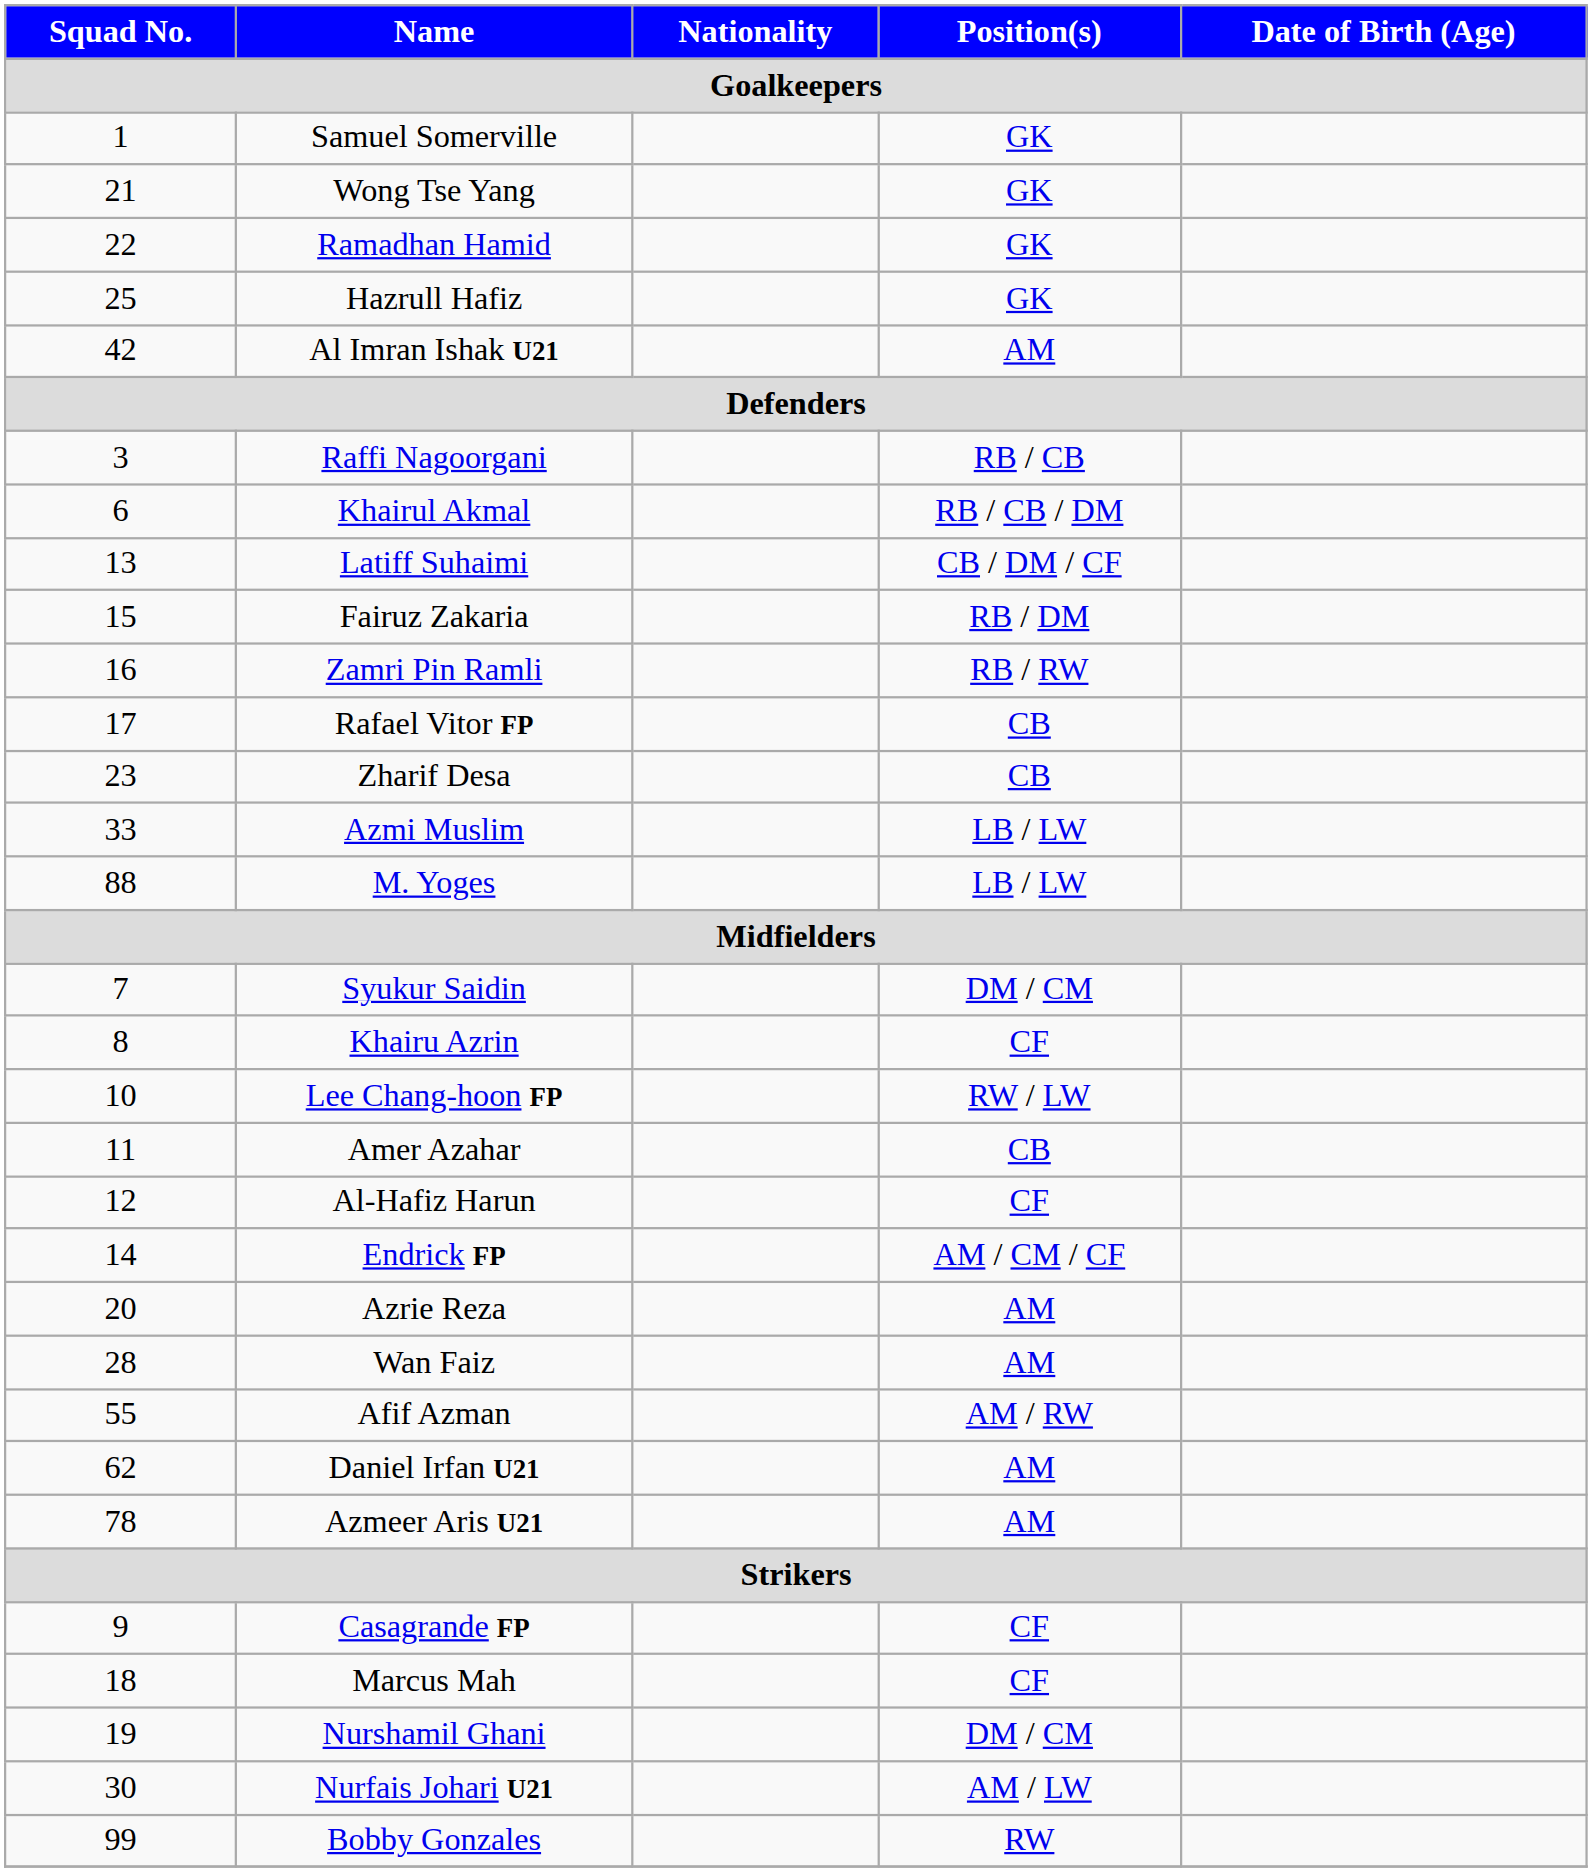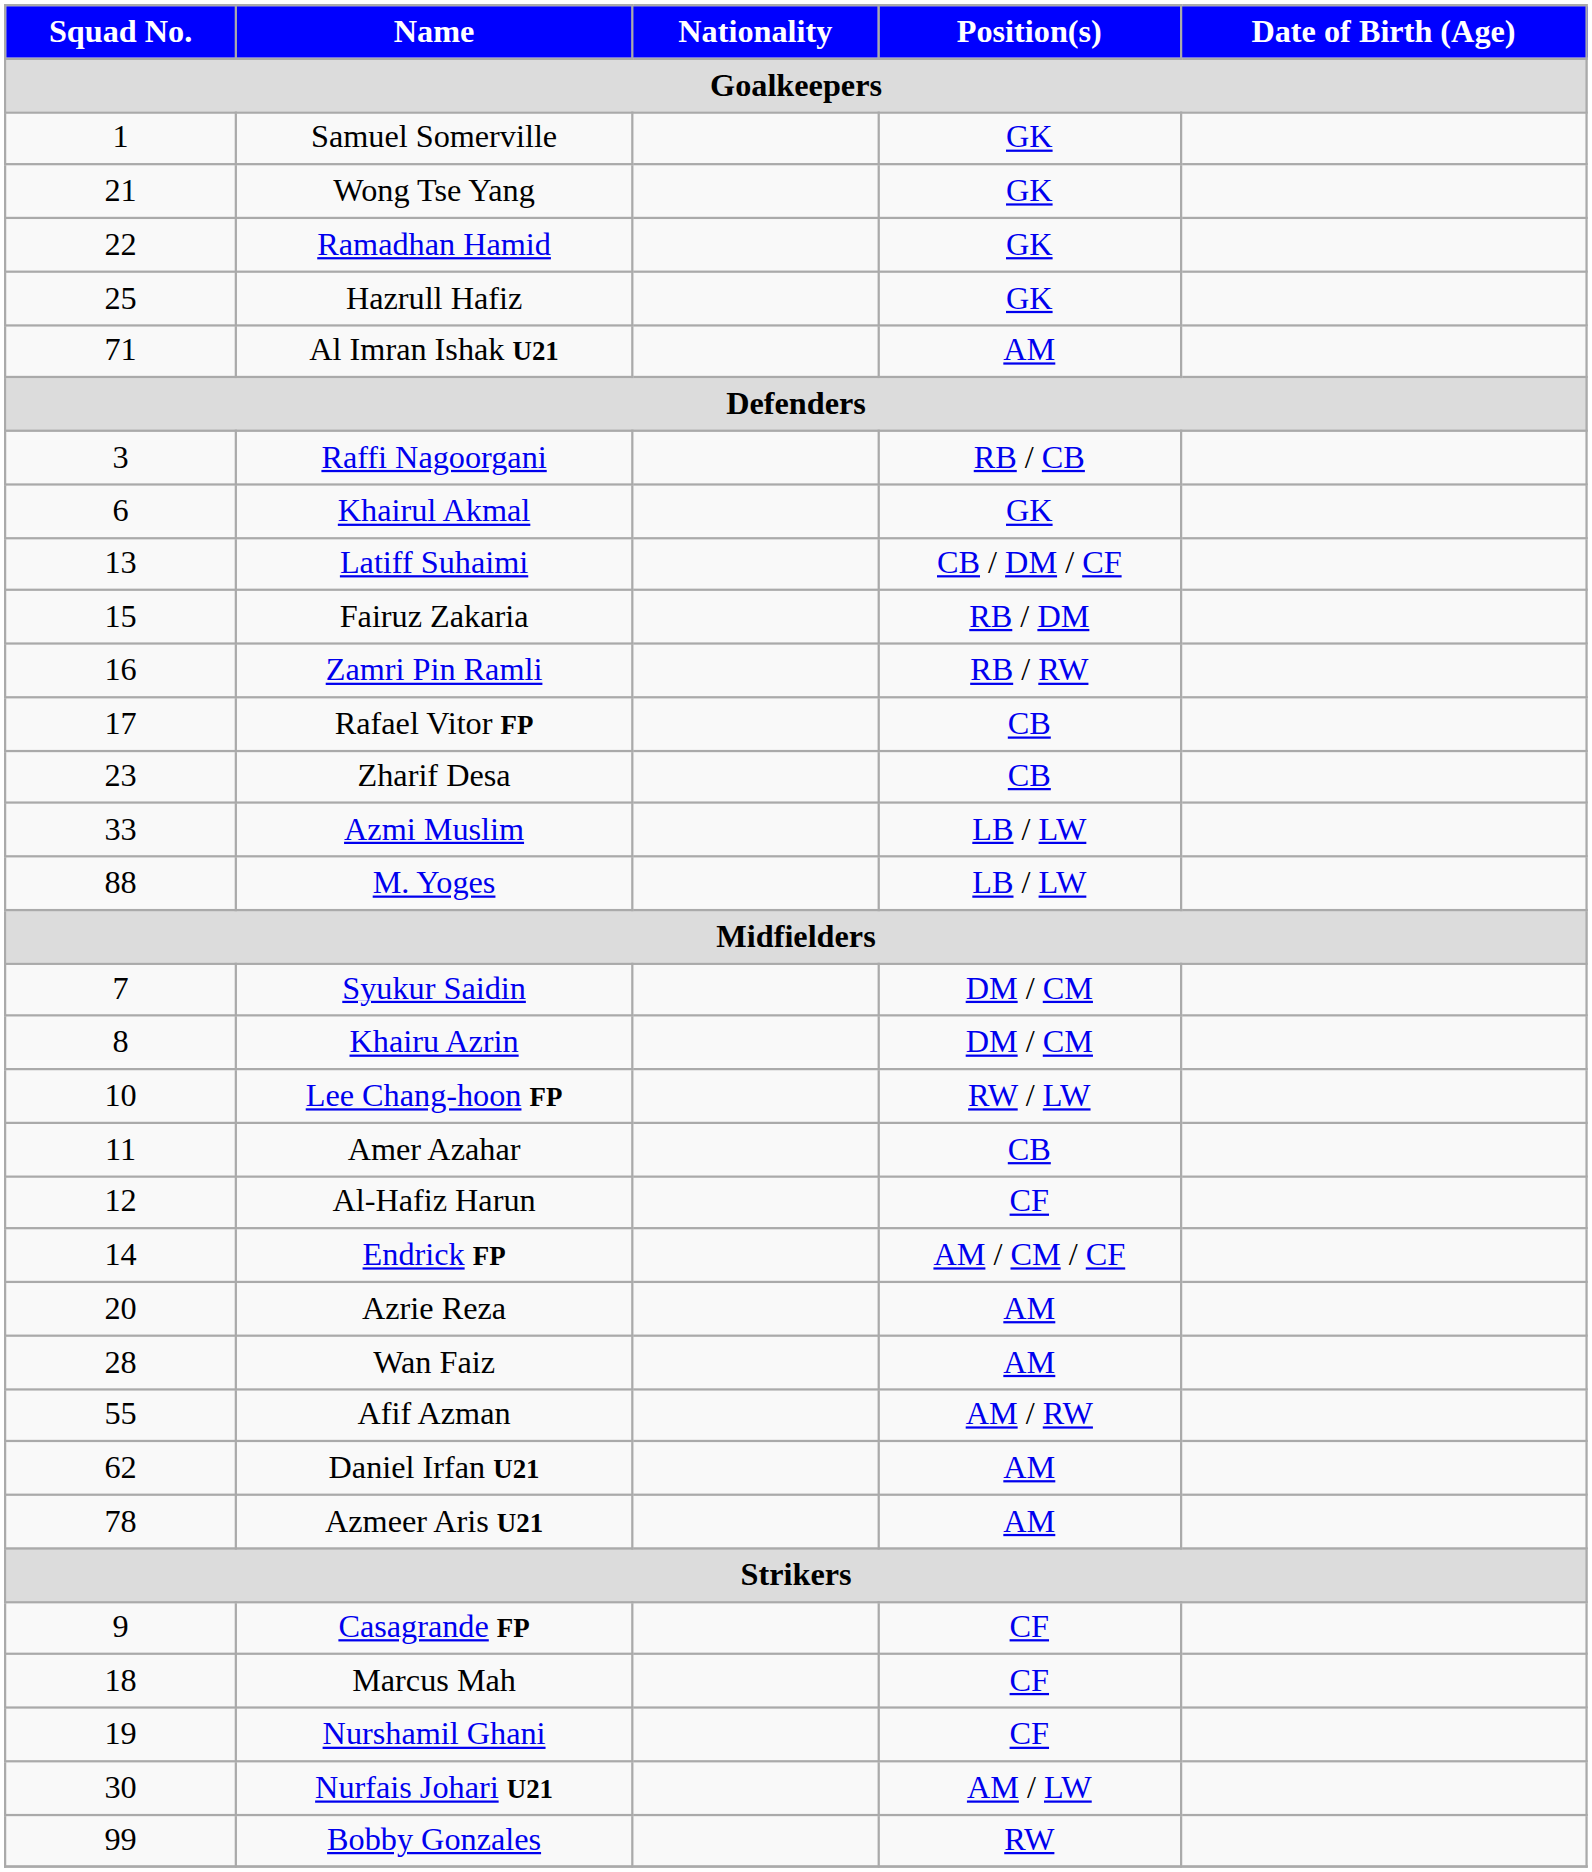(121, 350) 42 -> (121, 350) 71
(1029, 510) RB / CB / DM -> (1029, 510) GK
(1029, 1042) CF -> (1029, 1042) DM / CM
(1029, 1733) DM / CM -> (1029, 1733) CF
